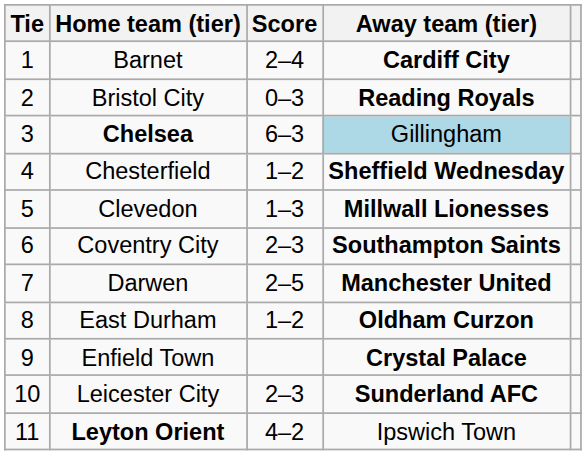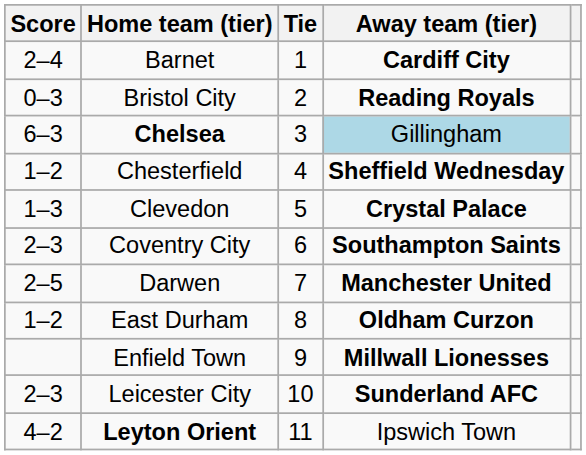columns swapped: (27, 23) <-> (285, 23)
(446, 208) Millwall Lionesses -> (446, 208) Crystal Palace
(446, 357) Crystal Palace -> (446, 357) Millwall Lionesses
